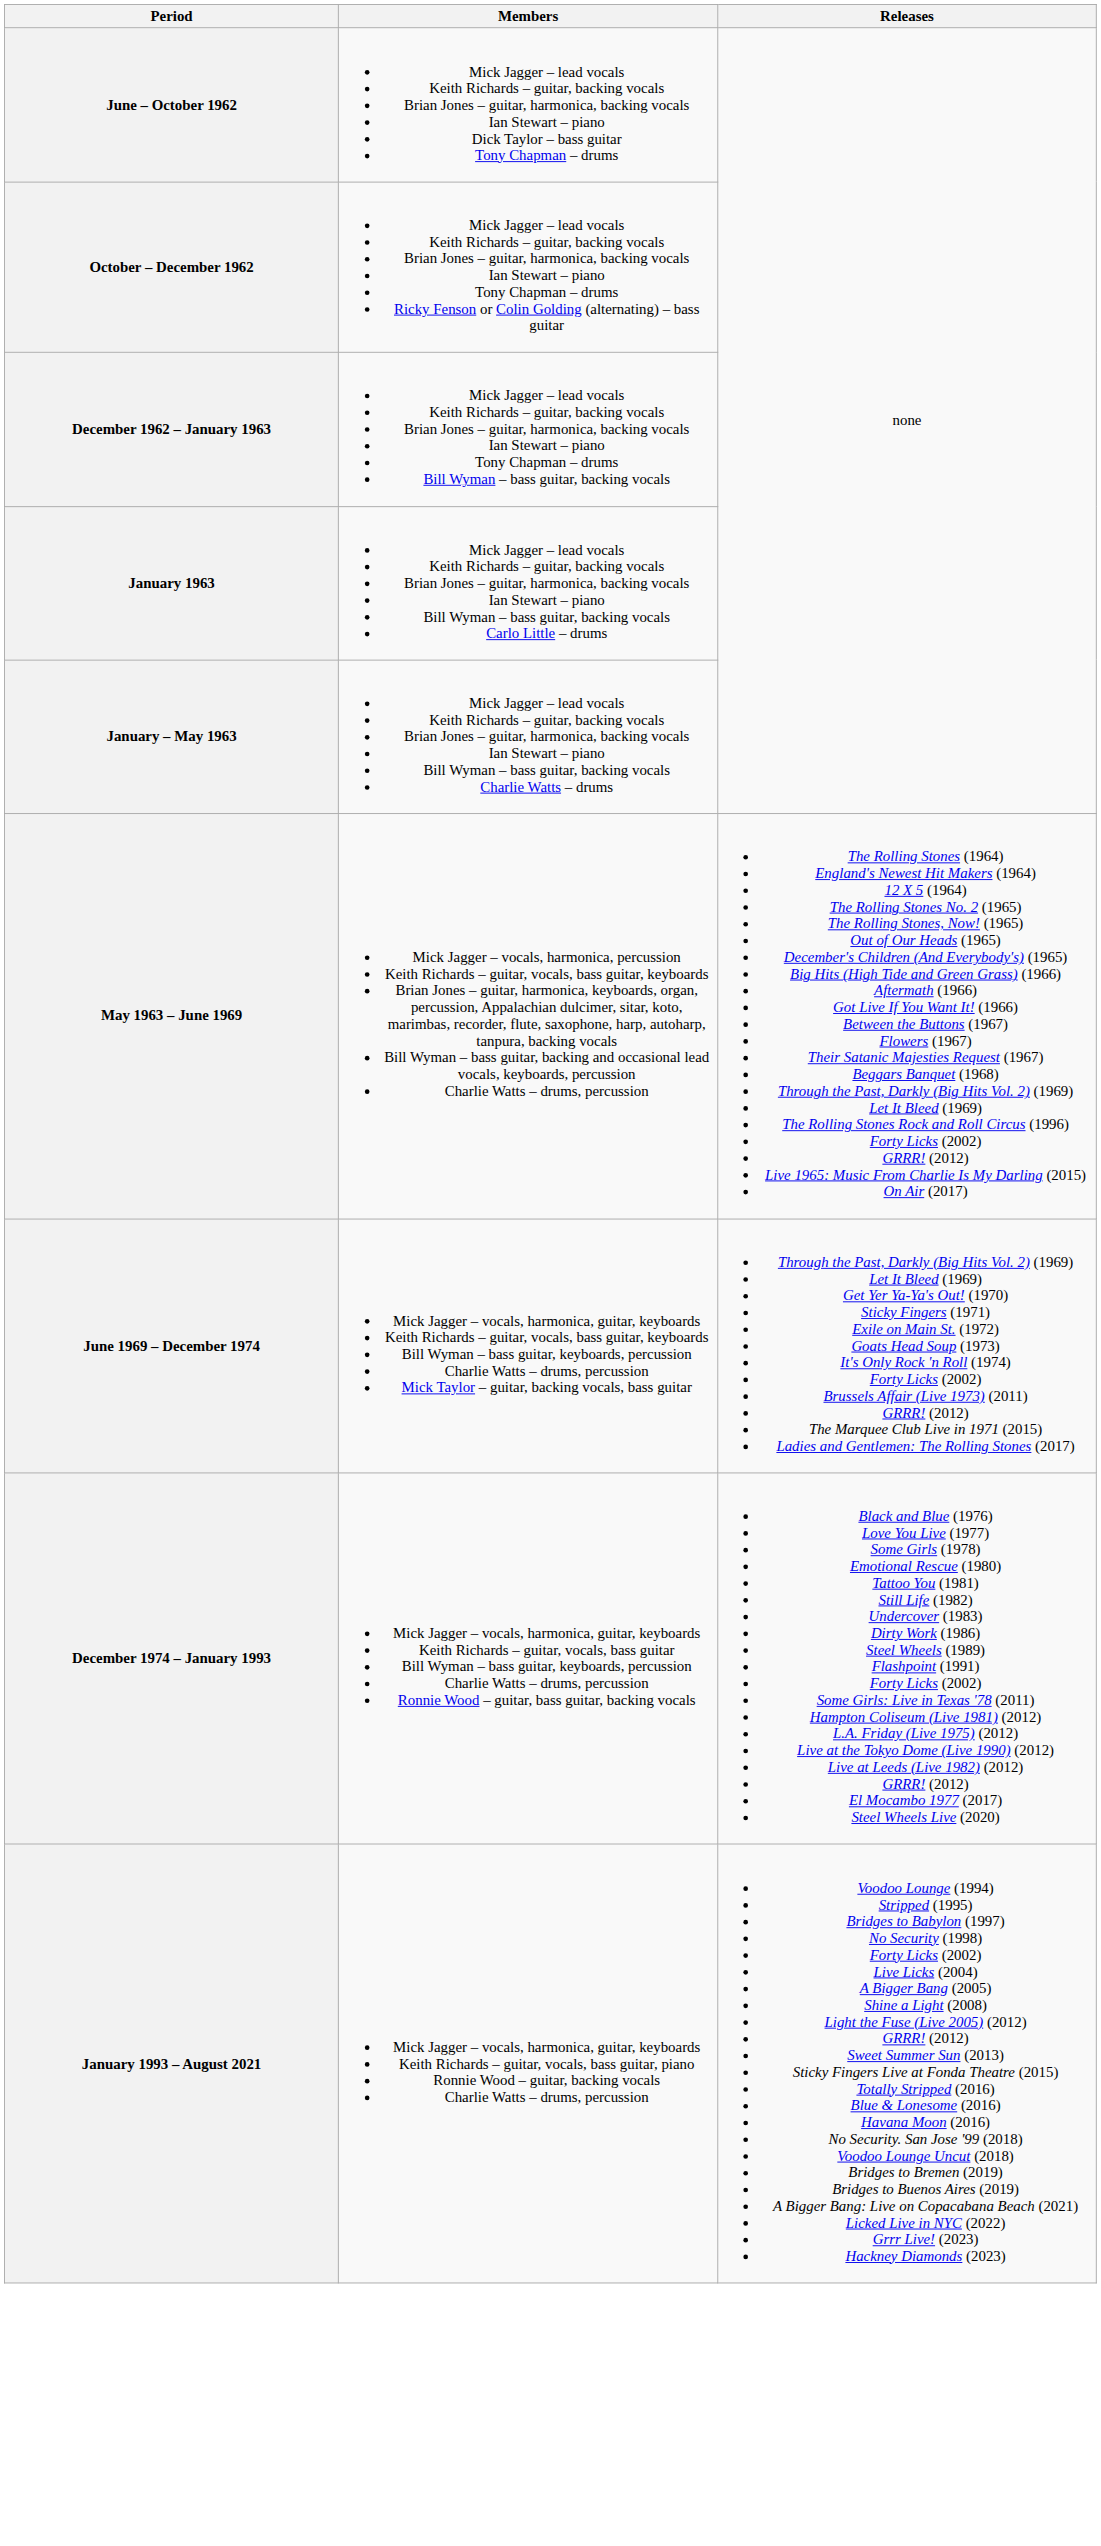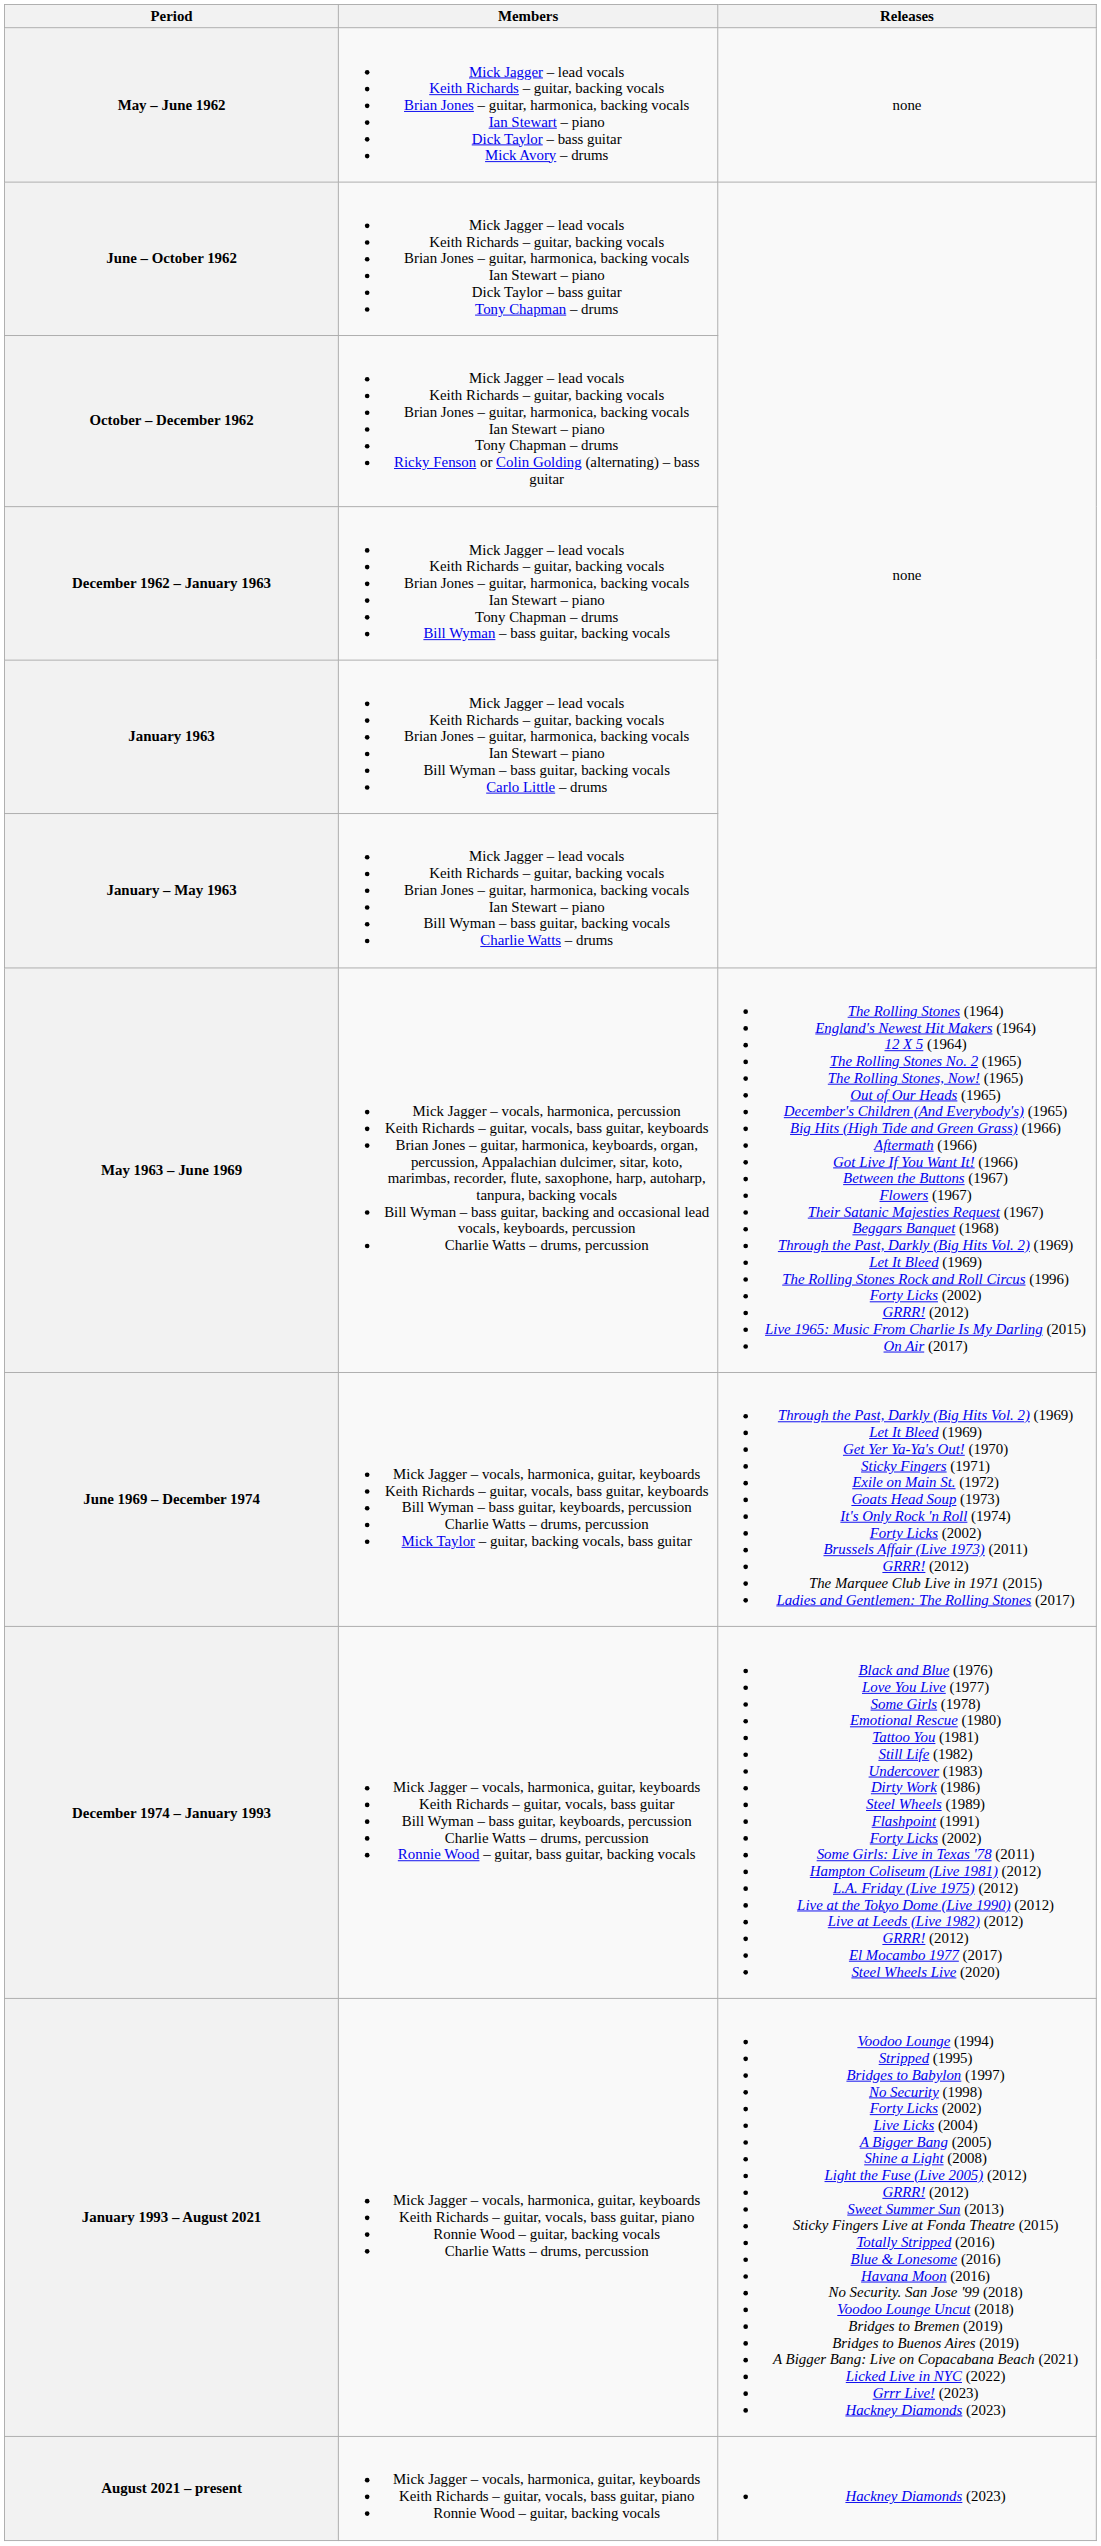+ row: (172, 104)
+ row: (172, 2488)
